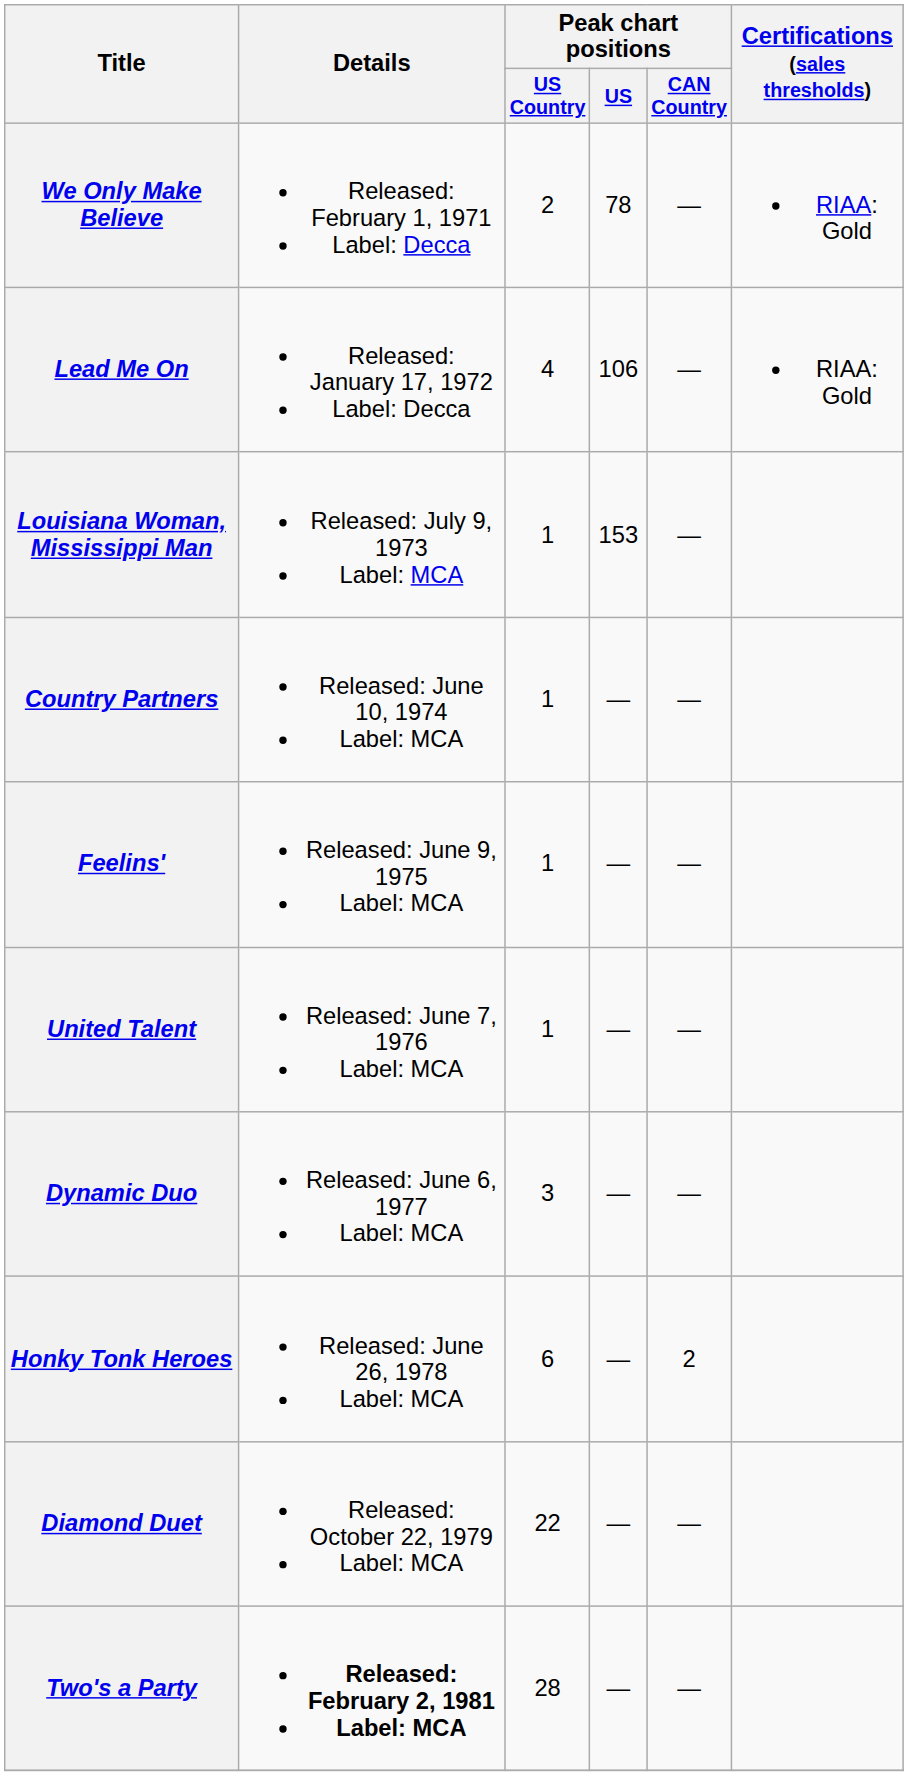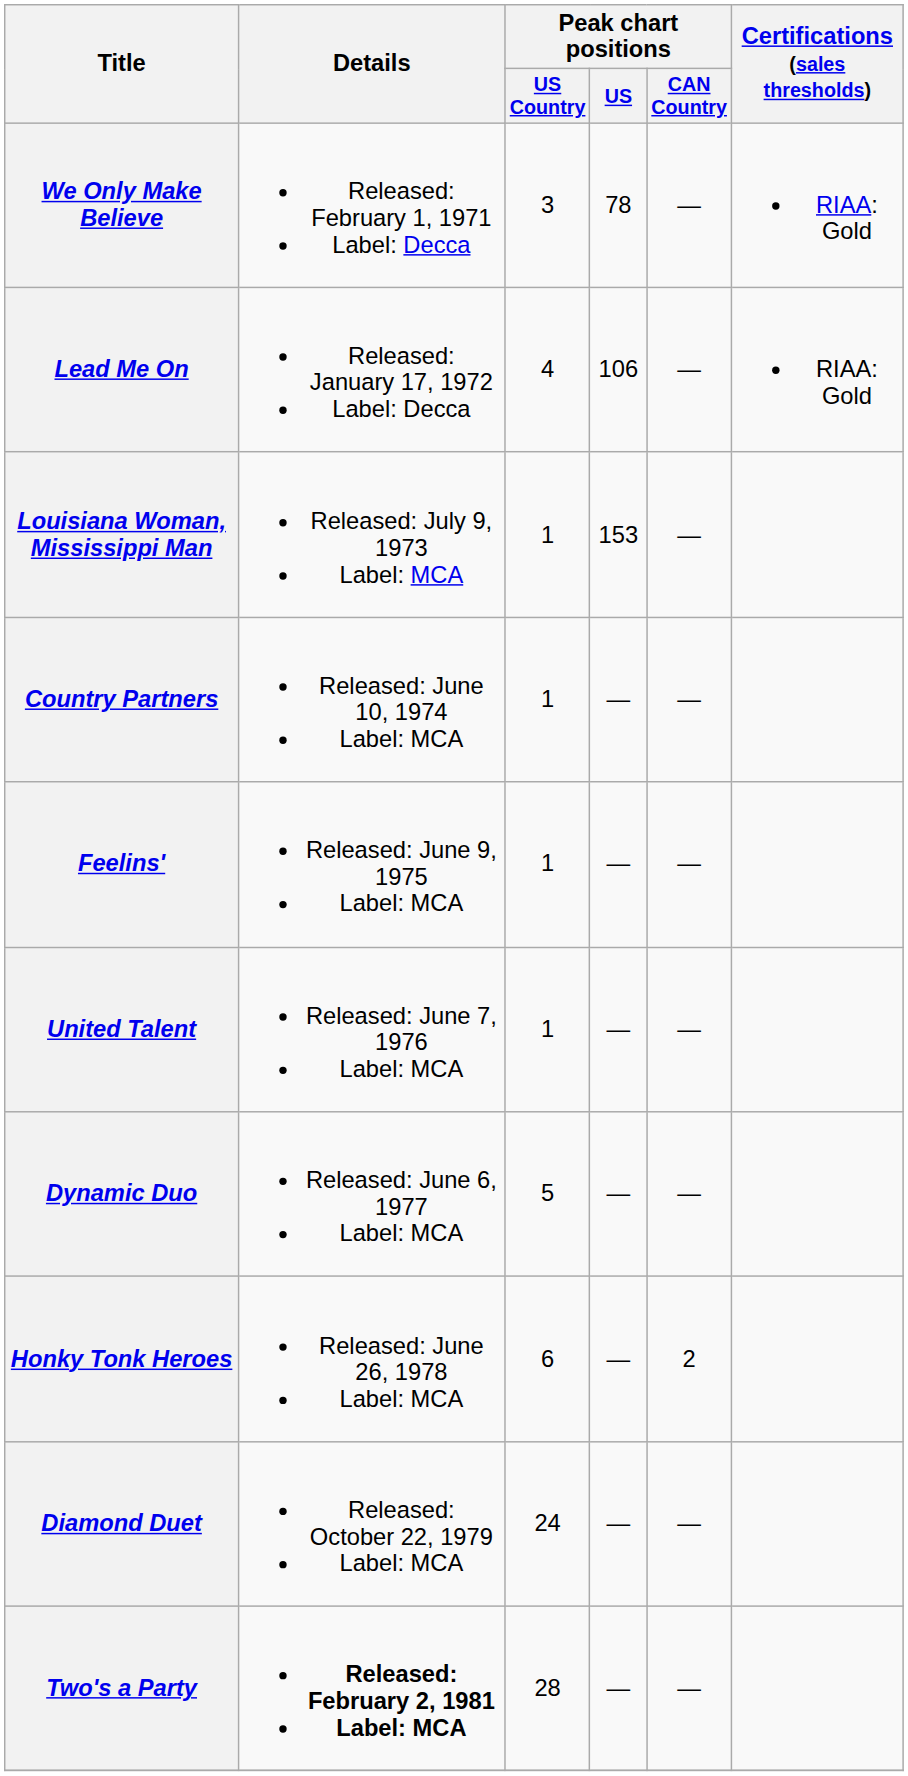(548, 204) 2 -> (548, 204) 3
(548, 1193) 3 -> (548, 1193) 5
(548, 1523) 22 -> (548, 1523) 24
